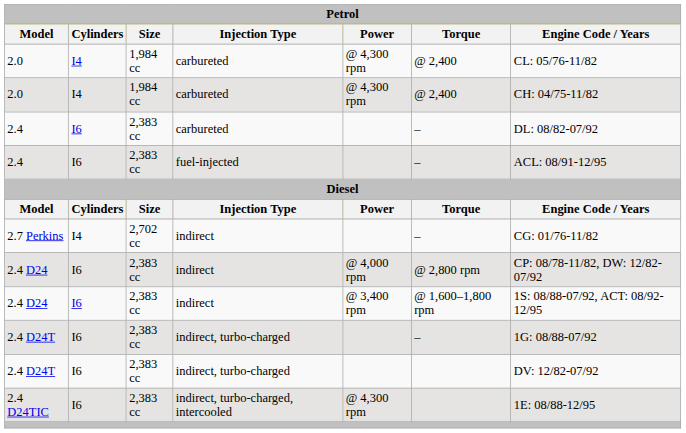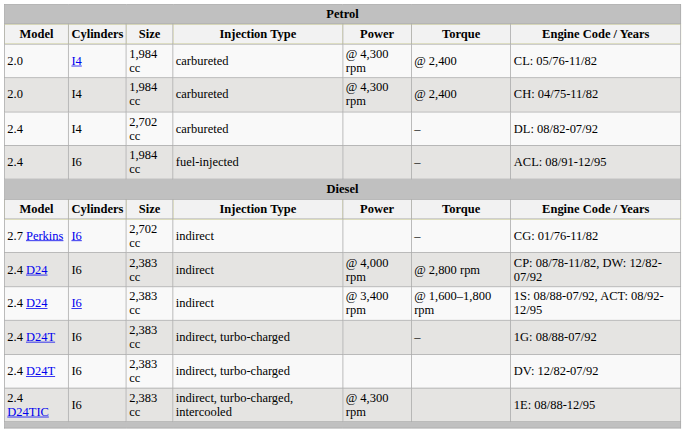(77, 128) I6 -> (77, 128) I4
(143, 128) 2,383 cc -> (143, 128) 2,702 cc
(143, 162) 2,383 cc -> (143, 162) 1,984 cc
(77, 235) I4 -> (77, 235) I6
